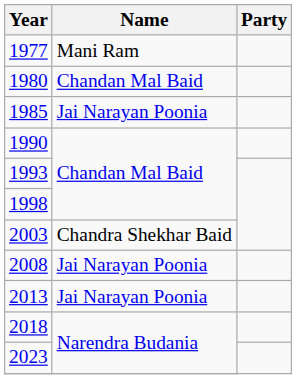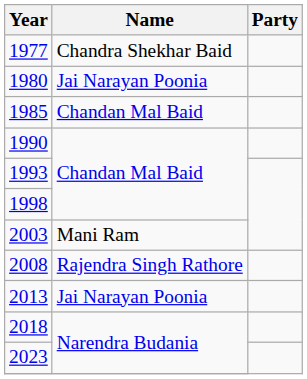(98, 50) Mani Ram -> (144, 50) Chandra Shekhar Baid
(130, 81) Chandan Mal Baid -> (132, 81) Jai Narayan Poonia
(132, 111) Jai Narayan Poonia -> (130, 111) Chandan Mal Baid
(144, 234) Chandra Shekhar Baid -> (98, 234) Mani Ram
(132, 265) Jai Narayan Poonia -> (150, 265) Rajendra Singh Rathore
